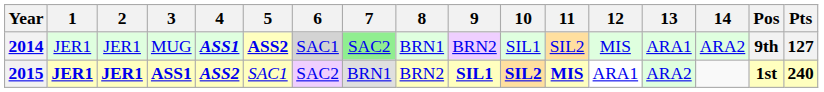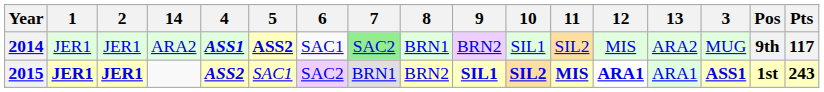columns swapped: (171, 18) <-> (723, 18)
(318, 45) lightgrey background -> (322, 45) no background
(669, 45) ARA1 -> (675, 45) ARA2
(801, 45) 127 -> (802, 45) 117
(615, 73) normal -> (621, 73) bold
(669, 73) ARA2 -> (675, 73) ARA1
(801, 73) 240 -> (802, 73) 243
